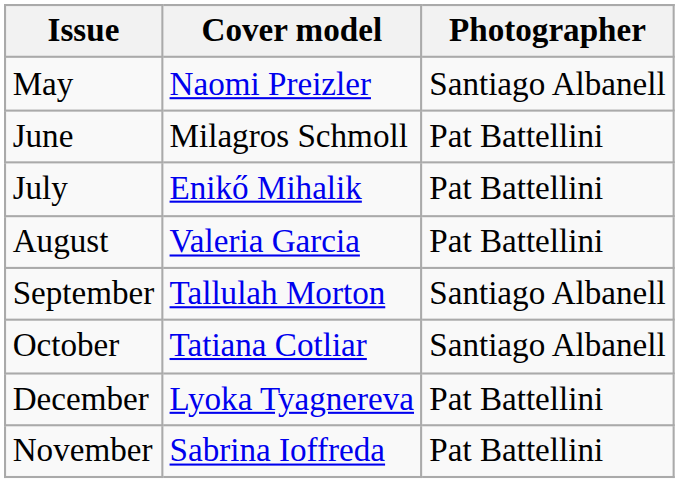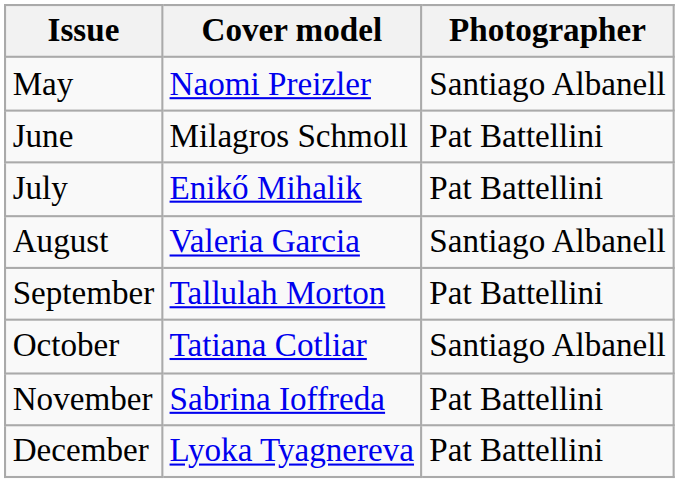(516, 240) Pat Battellini -> (547, 240) Santiago Albanell
(547, 293) Santiago Albanell -> (516, 293) Pat Battellini
rows swapped: (83, 450) <-> (81, 398)
